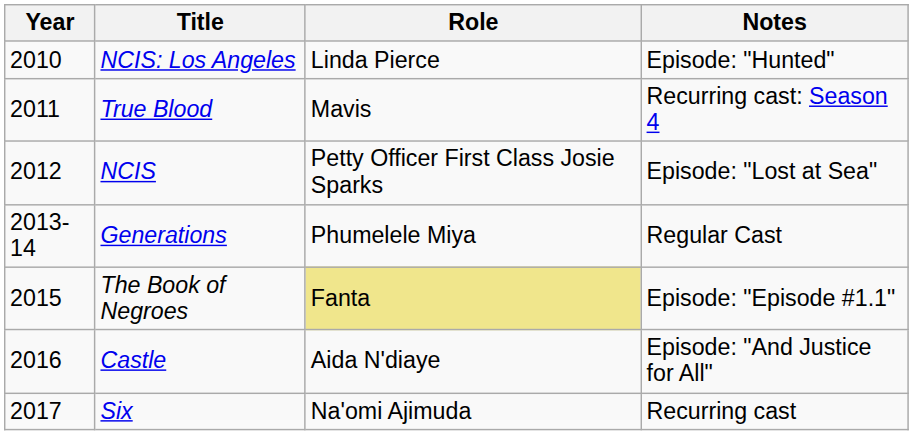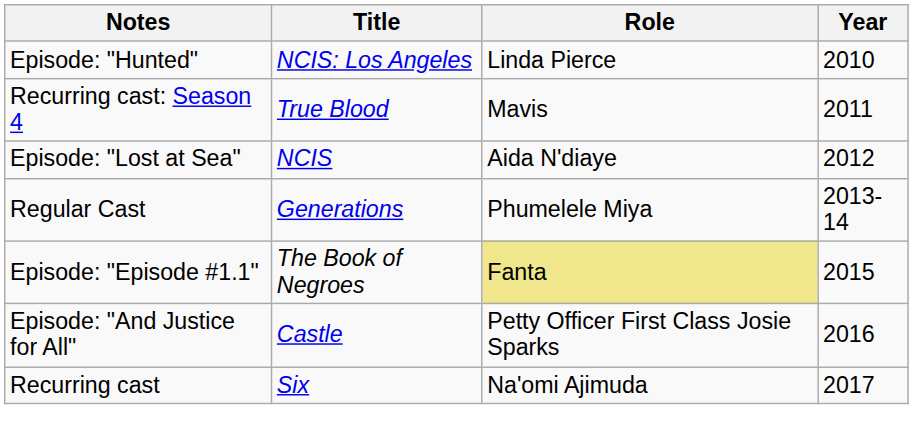columns swapped: (50, 22) <-> (775, 22)
(463, 172) Petty Officer First Class Josie Sparks -> (552, 159) Aida N'diaye
(376, 361) Aida N'diaye -> (639, 335) Petty Officer First Class Josie Sparks
